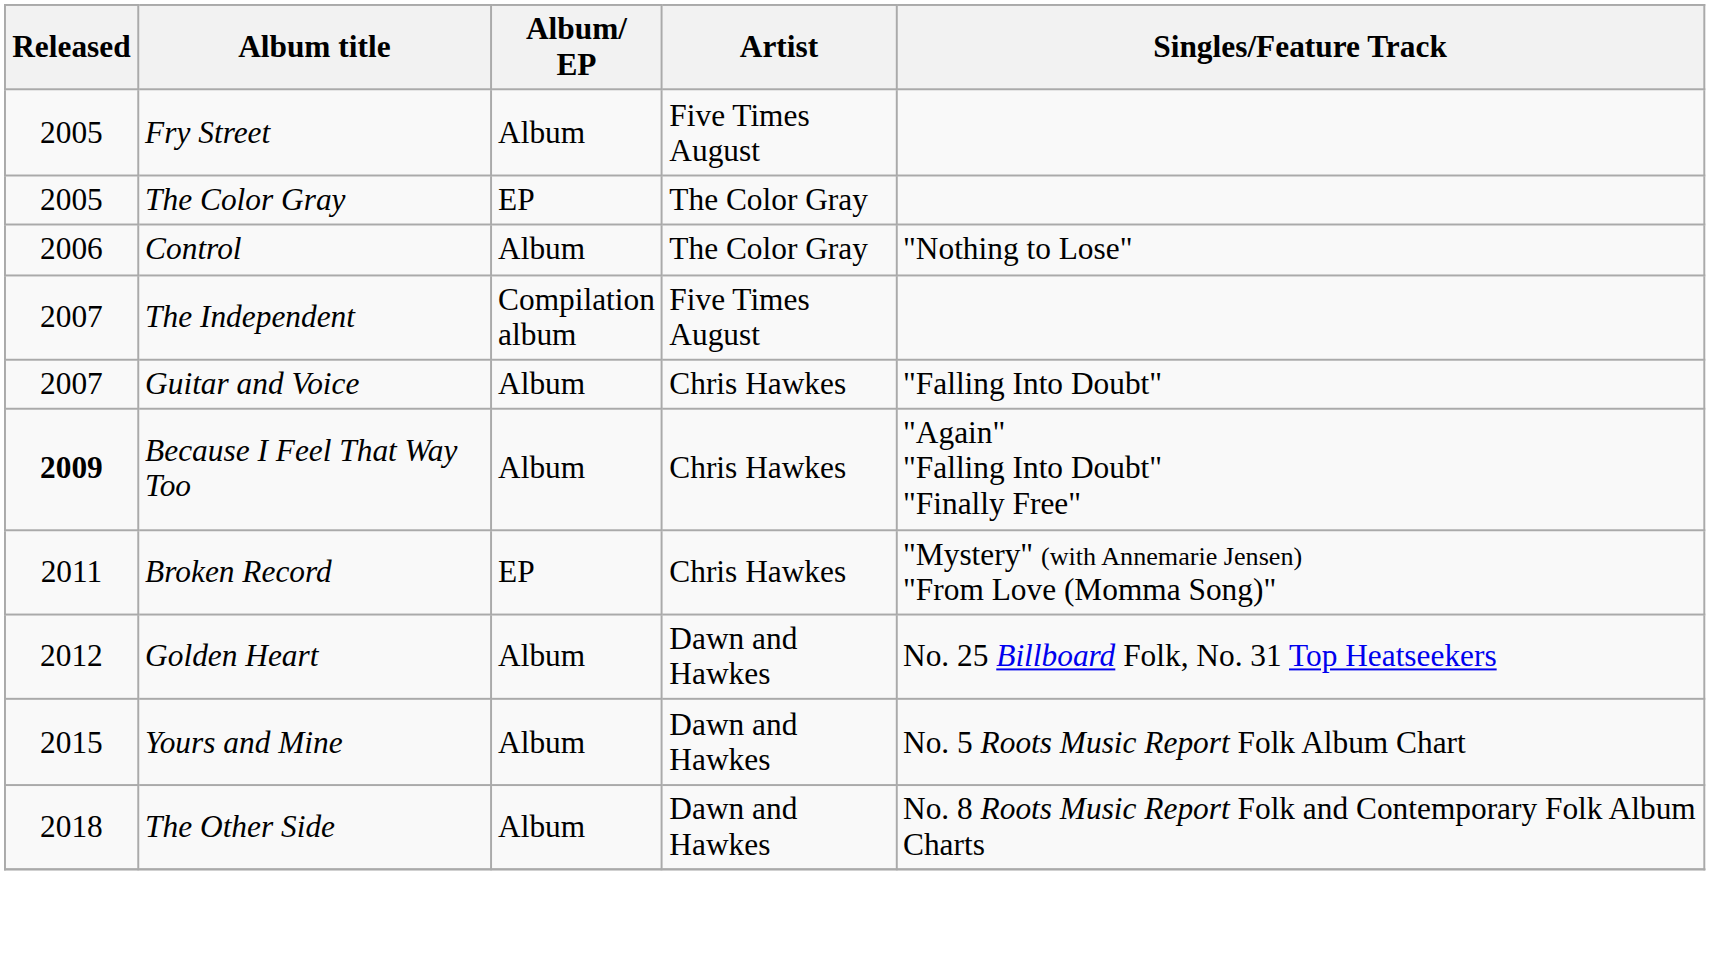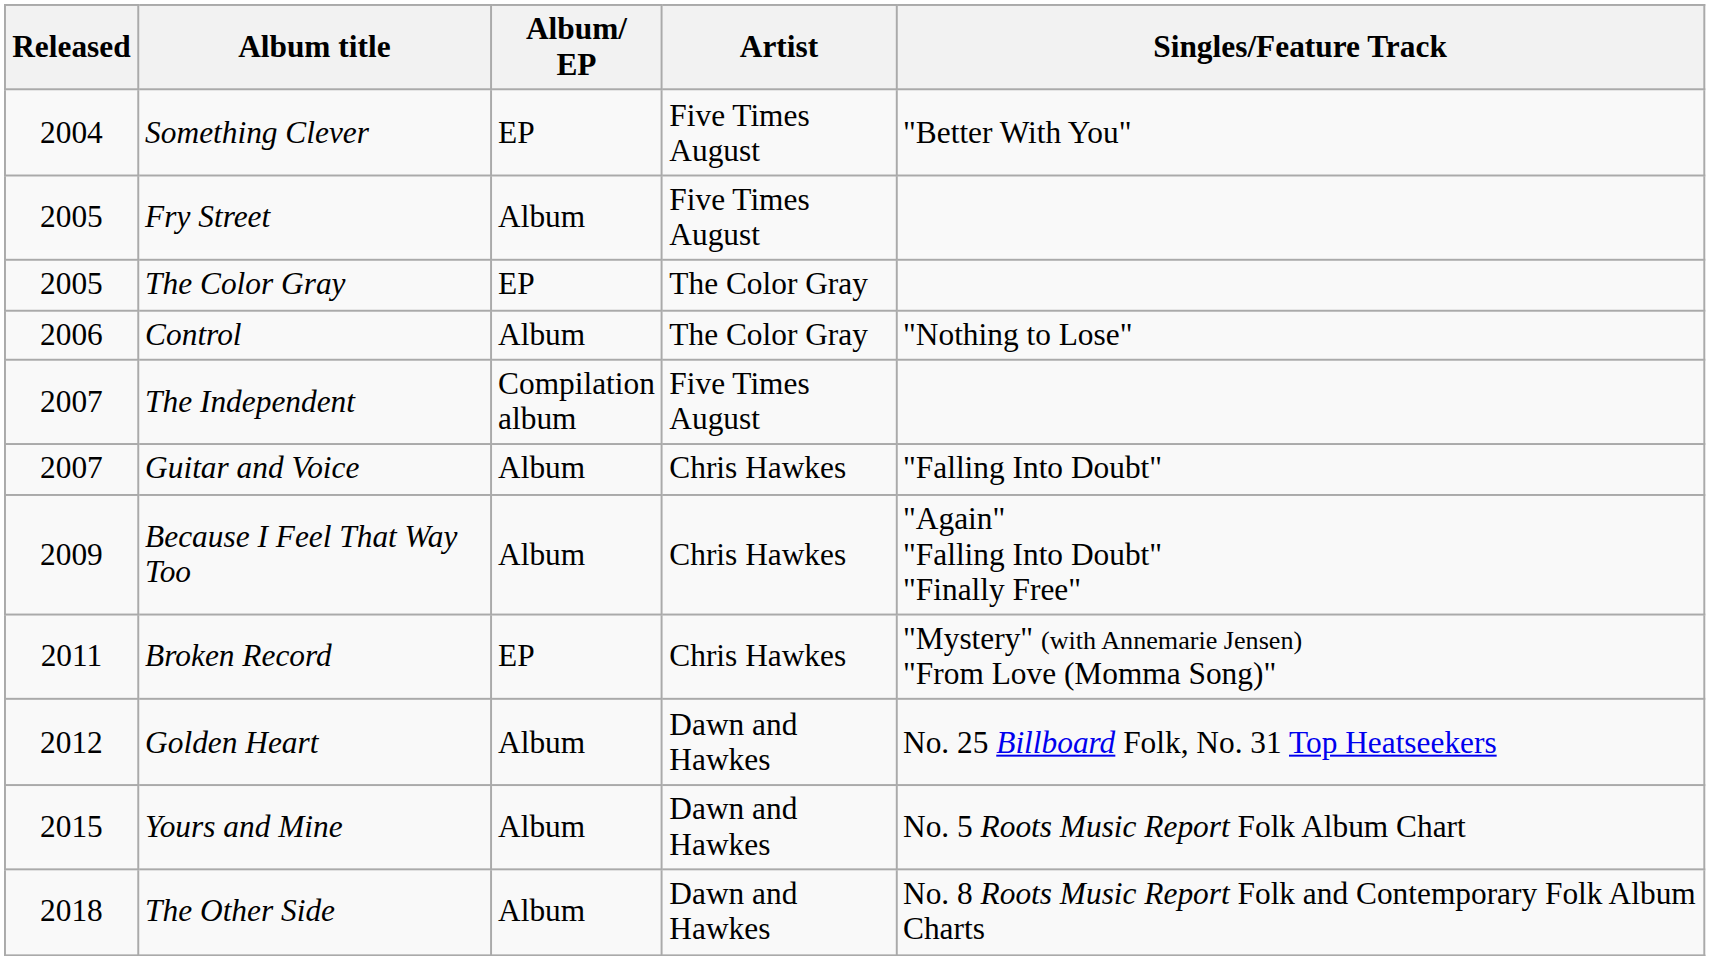+ row: (257, 132)
(71, 468) bold -> (71, 553) normal
